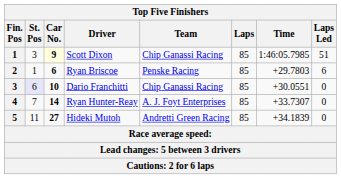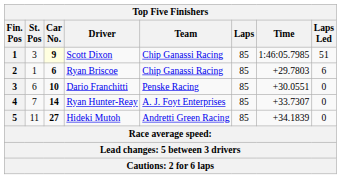(171, 71) Penske Racing -> (183, 71) Chip Ganassi Racing
(34, 87) lavender background -> (34, 87) no background
(183, 87) Chip Ganassi Racing -> (171, 87) Penske Racing
